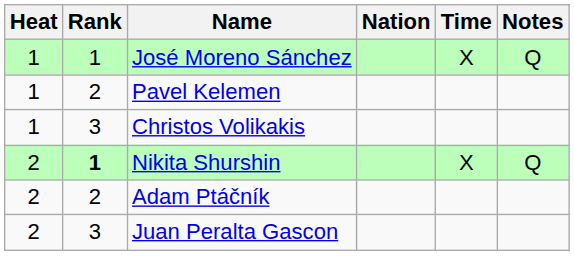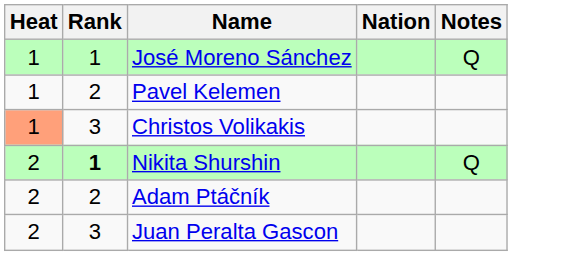- column: (466, 22)
(34, 127) no background -> (34, 127) lightsalmon background
